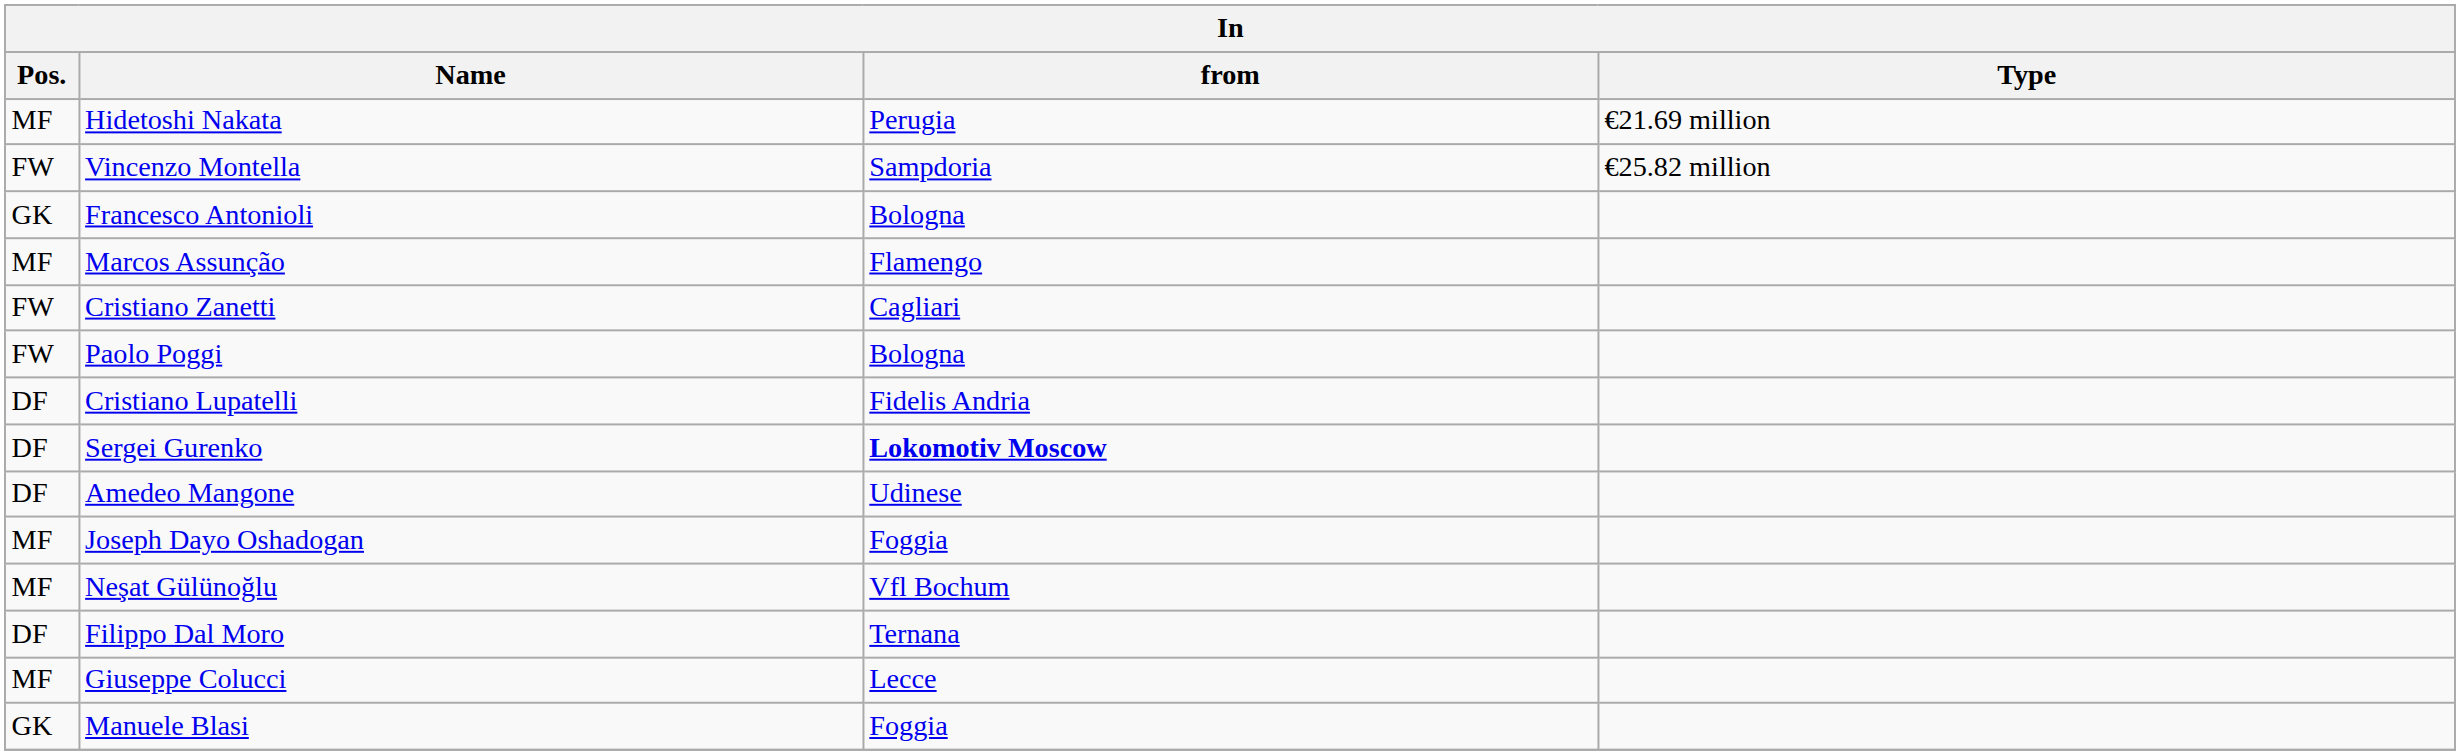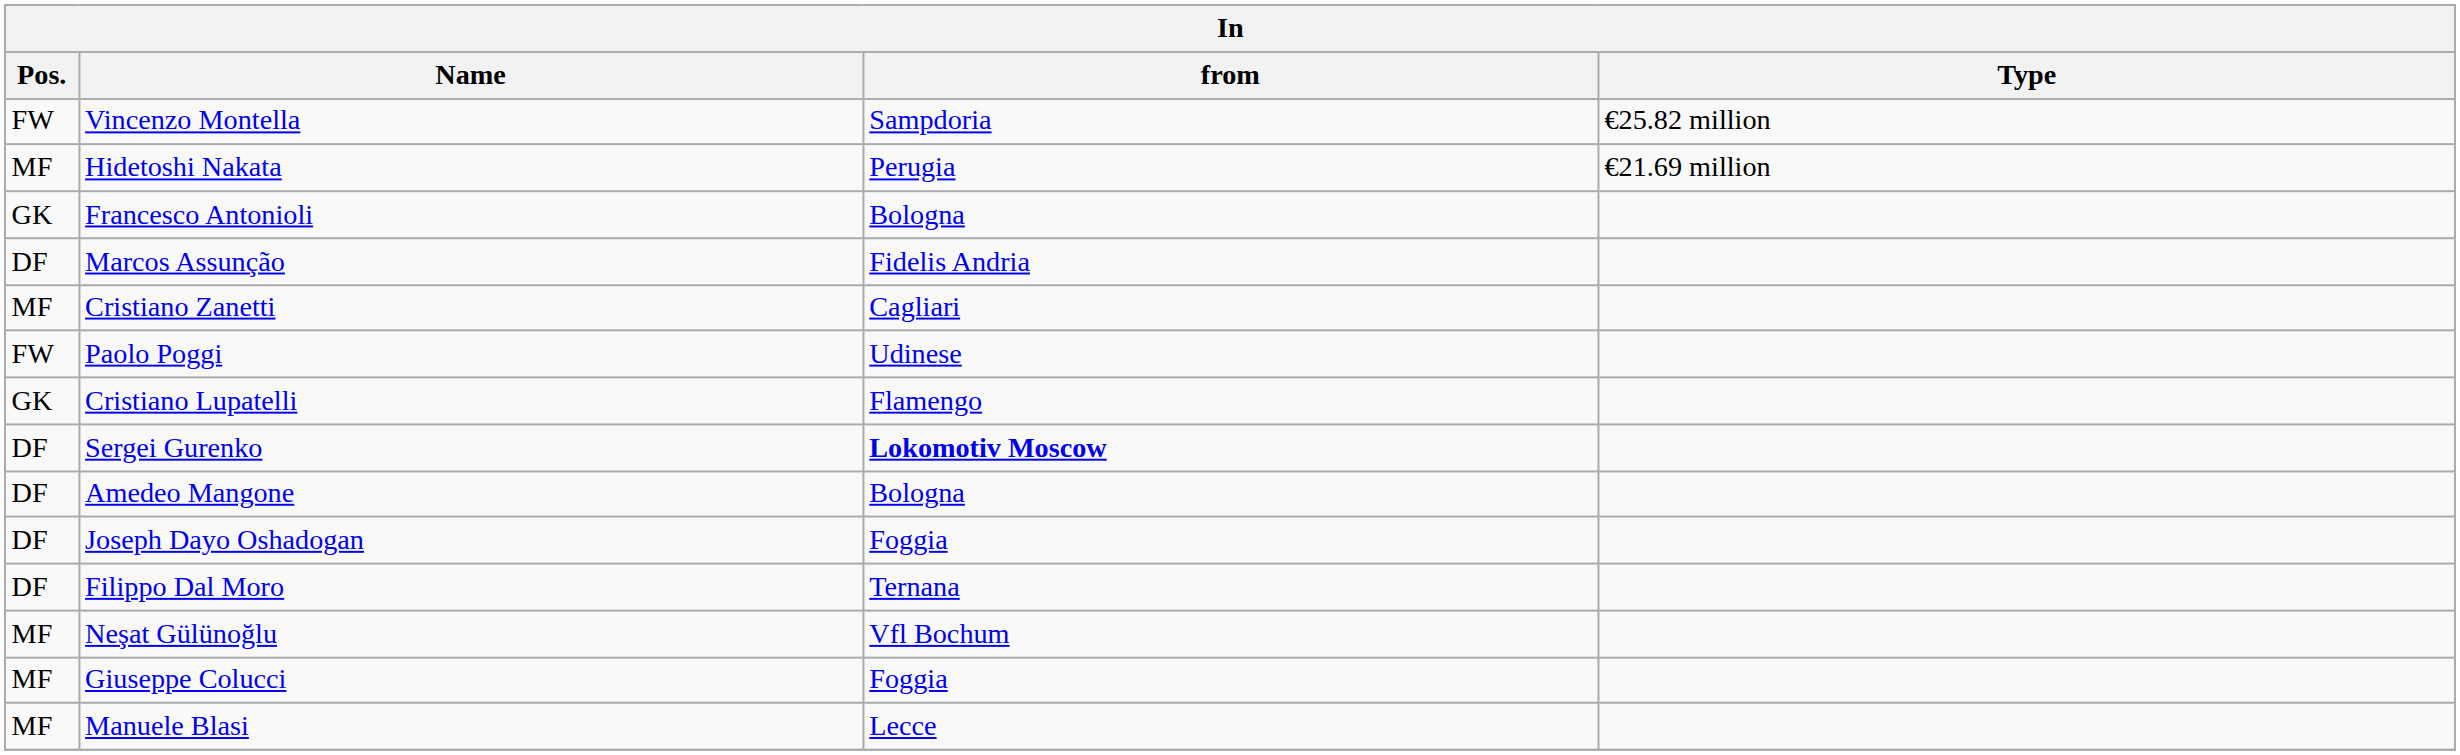rows swapped: (193, 167) <-> (183, 121)
(32, 260) MF -> (30, 260) DF
(926, 260) Flamengo -> (950, 260) Fidelis Andria
(33, 307) FW -> (32, 307) MF
(917, 354) Bologna -> (916, 354) Udinese
(30, 400) DF -> (32, 400) GK
(950, 400) Fidelis Andria -> (926, 400) Flamengo
(916, 493) Udinese -> (917, 493) Bologna
(32, 540) MF -> (30, 540) DF
rows swapped: (185, 633) <-> (181, 586)
(903, 679) Lecce -> (908, 679) Foggia
(32, 726) GK -> (32, 726) MF
(908, 726) Foggia -> (903, 726) Lecce
